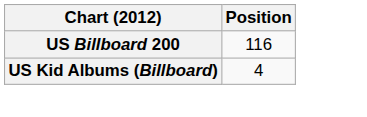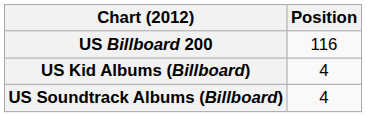+ row: (146, 97)
